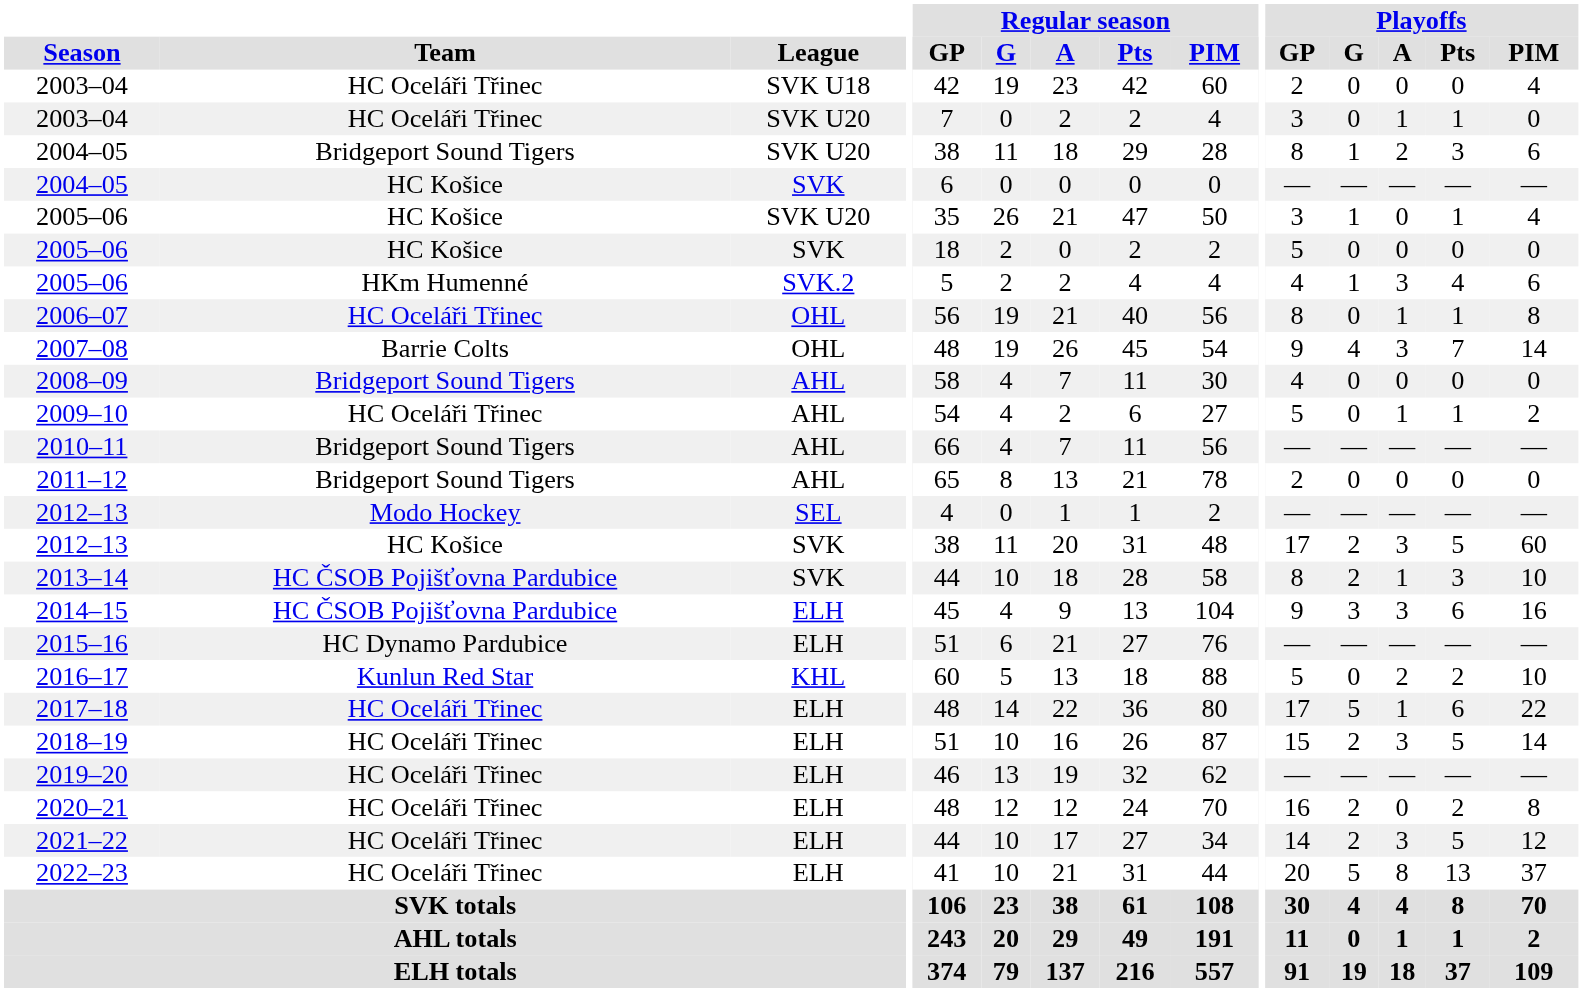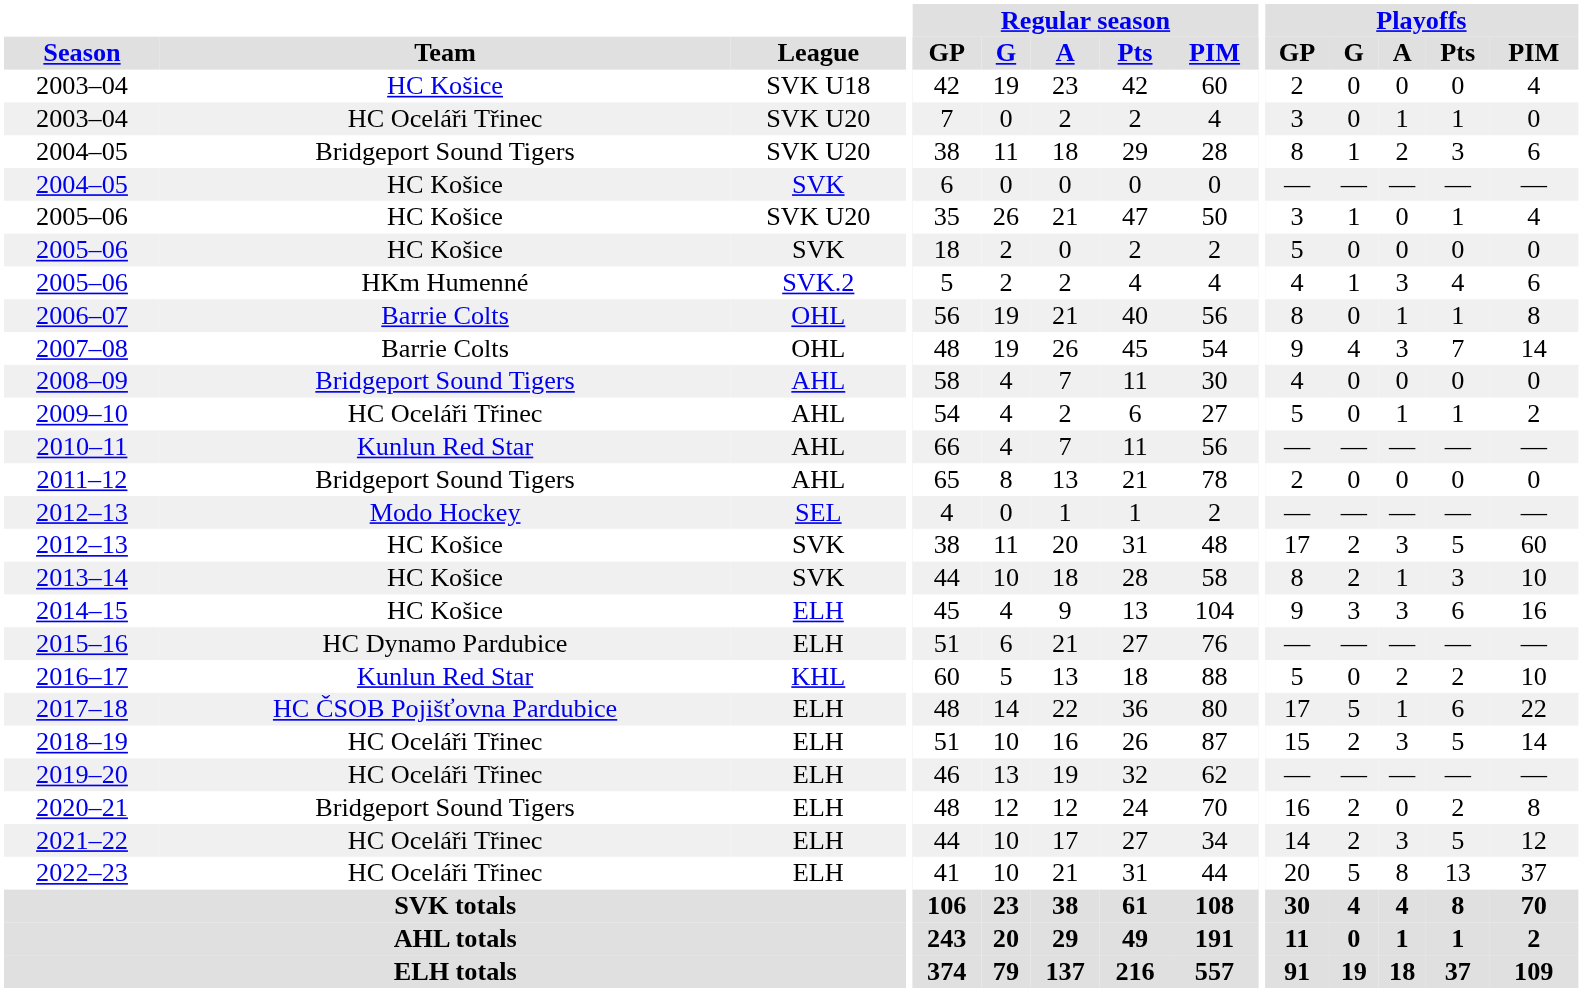(445, 85) HC Oceláři Třinec -> (445, 85) HC Košice
(445, 315) HC Oceláři Třinec -> (445, 315) Barrie Colts
(445, 446) Bridgeport Sound Tigers -> (445, 446) Kunlun Red Star
(445, 577) HC ČSOB Pojišťovna Pardubice -> (445, 577) HC Košice
(445, 610) HC ČSOB Pojišťovna Pardubice -> (445, 610) HC Košice
(445, 708) HC Oceláři Třinec -> (445, 708) HC ČSOB Pojišťovna Pardubice
(445, 807) HC Oceláři Třinec -> (445, 807) Bridgeport Sound Tigers
